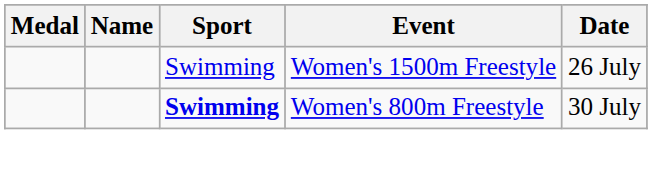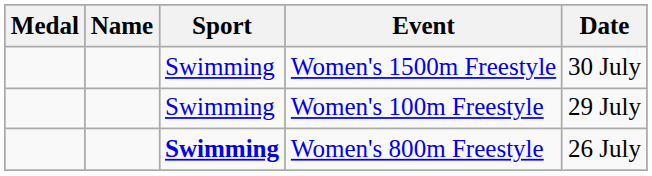(604, 66) 26 July -> (604, 66) 30 July
+ row: (417, 108)
(604, 108) 30 July -> (604, 149) 26 July
